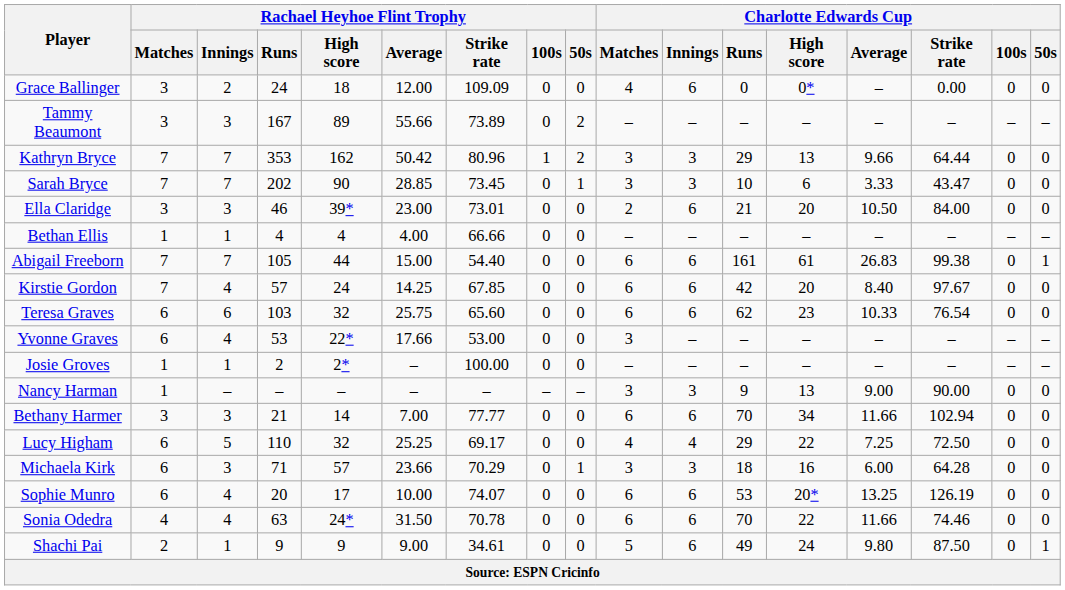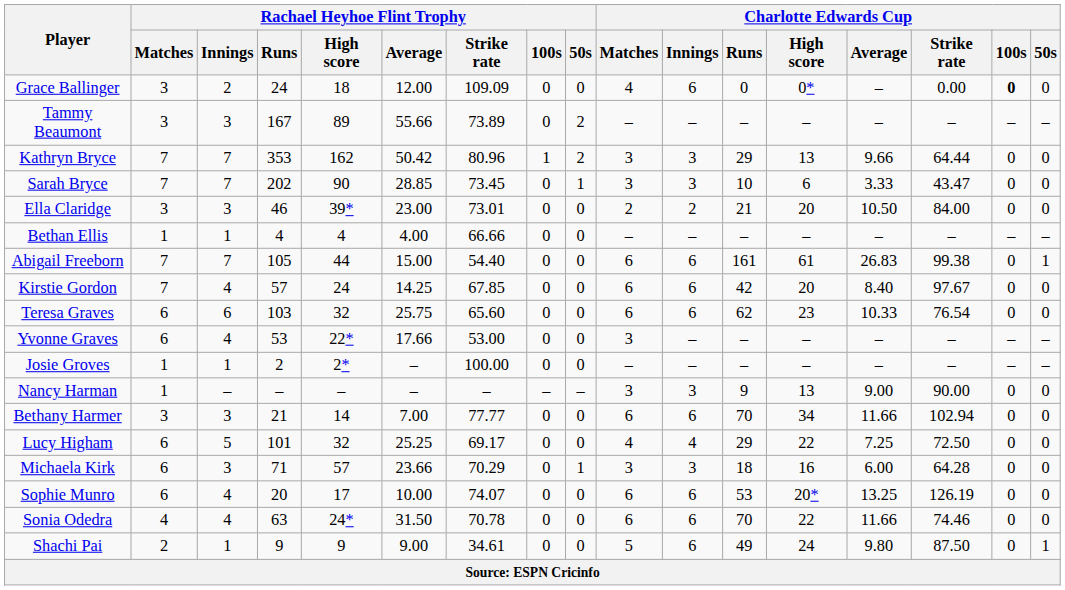(1011, 87) normal -> (1011, 87) bold
(692, 209) 6 -> (692, 209) 2
(279, 442) 110 -> (279, 442) 101
